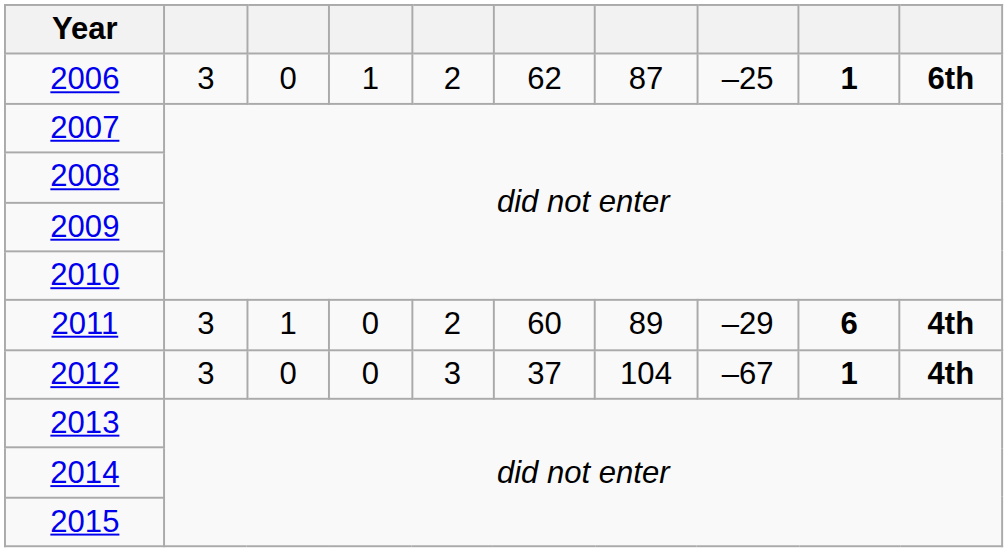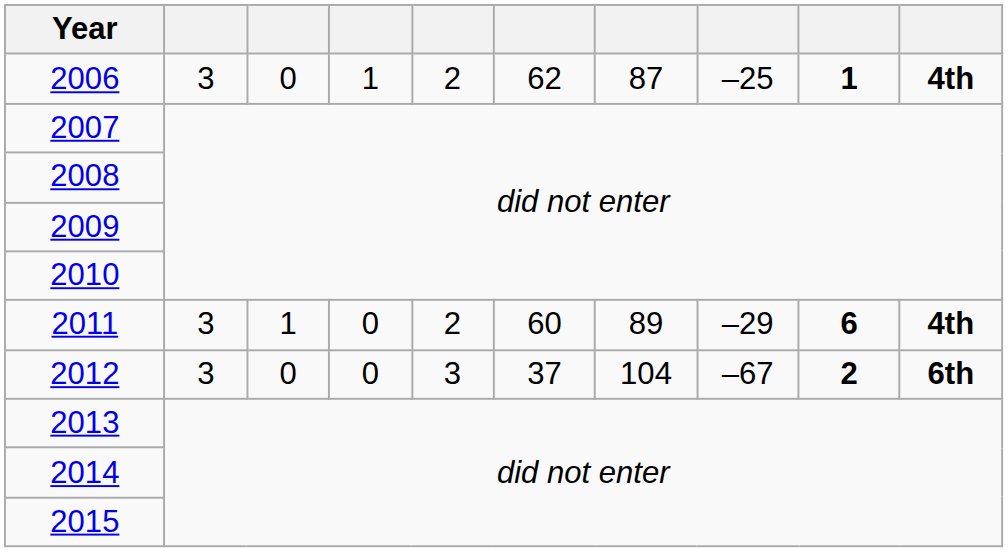(951, 78) 6th -> (951, 78) 4th
(849, 373) 1 -> (849, 373) 2
(951, 373) 4th -> (951, 373) 6th
